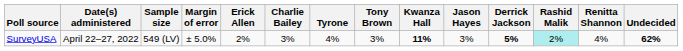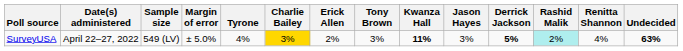columns swapped: (243, 18) <-> (332, 23)
(288, 38) no background -> (288, 38) gold background
(651, 38) 62% -> (651, 38) 63%
